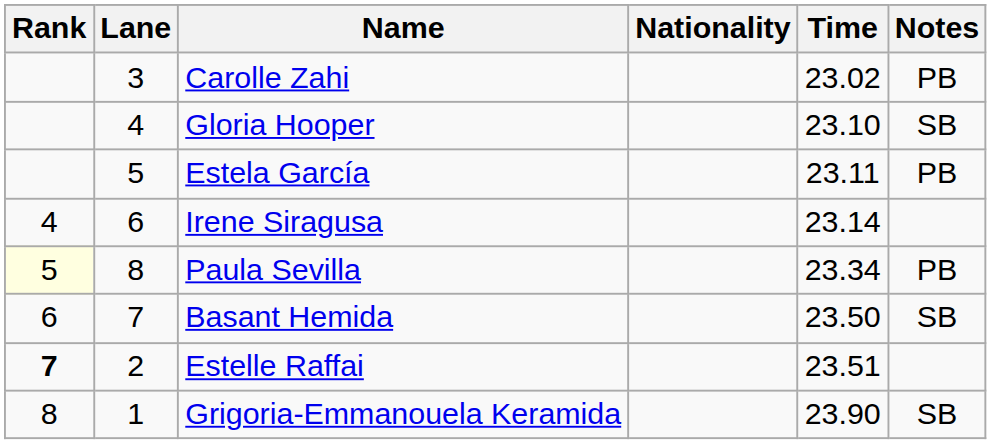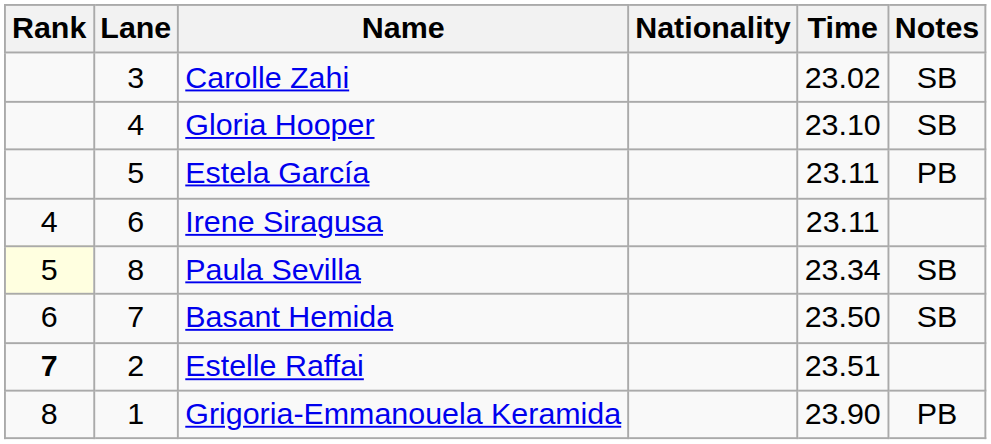(937, 76) PB -> (937, 76) SB
(843, 221) 23.14 -> (843, 221) 23.11
(937, 269) PB -> (937, 269) SB
(937, 414) SB -> (937, 414) PB
